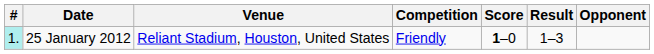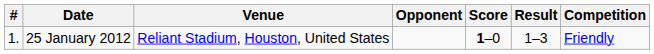columns swapped: (613, 15) <-> (437, 15)
(14, 37) paleturquoise background -> (14, 37) no background
